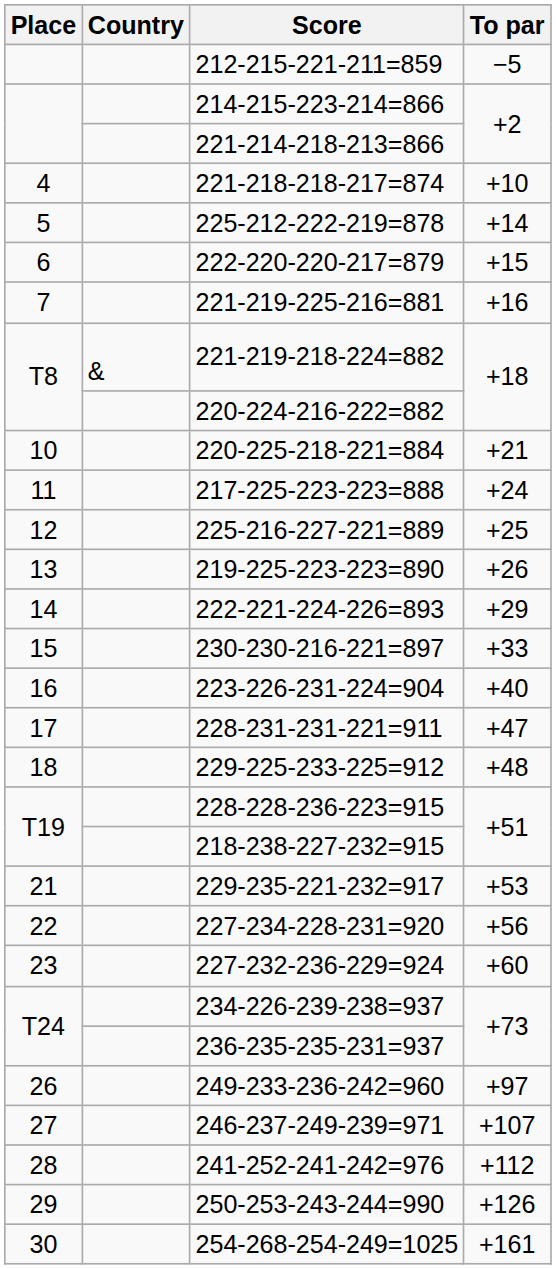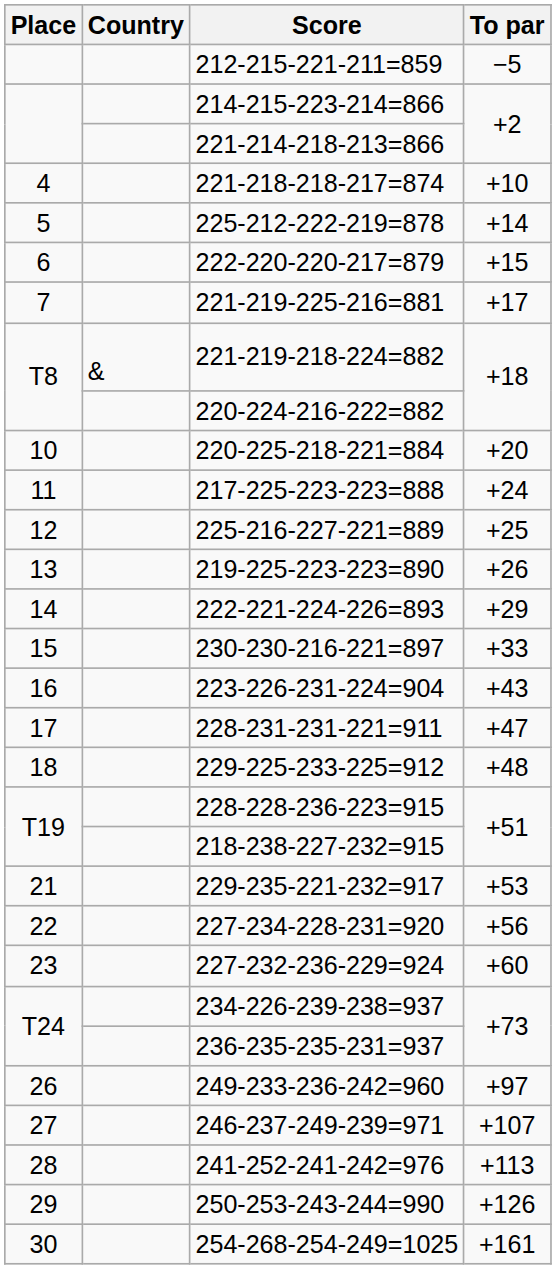(507, 303) +16 -> (507, 303) +17
(507, 450) +21 -> (507, 450) +20
(507, 688) +40 -> (507, 688) +43
(507, 1165) +112 -> (507, 1165) +113
